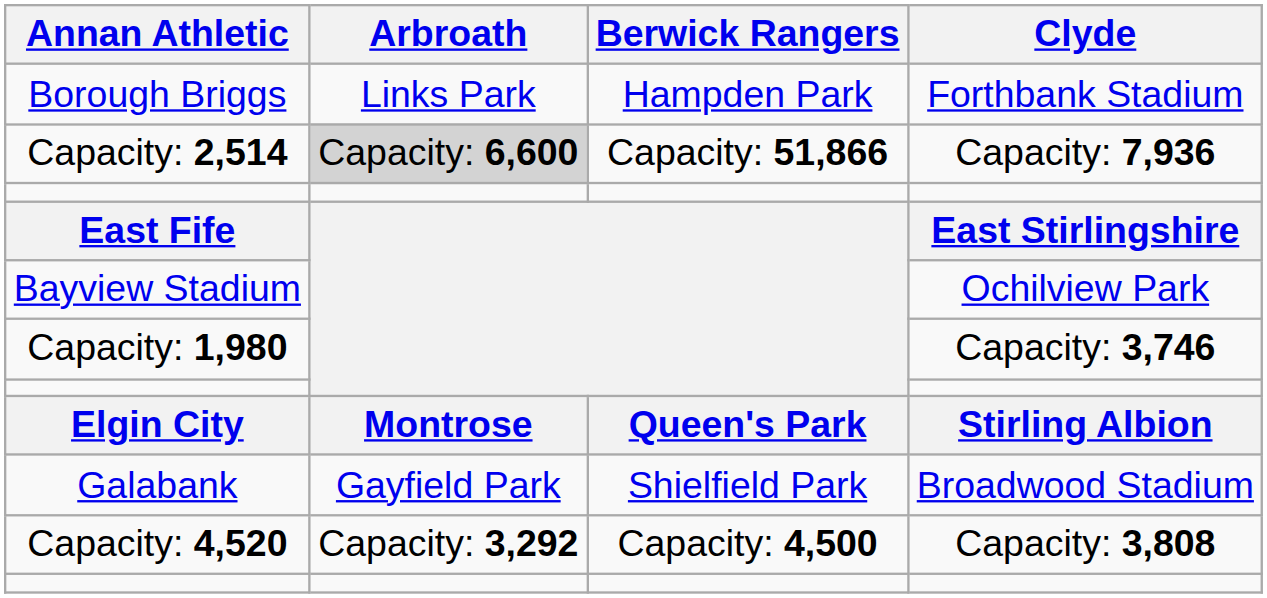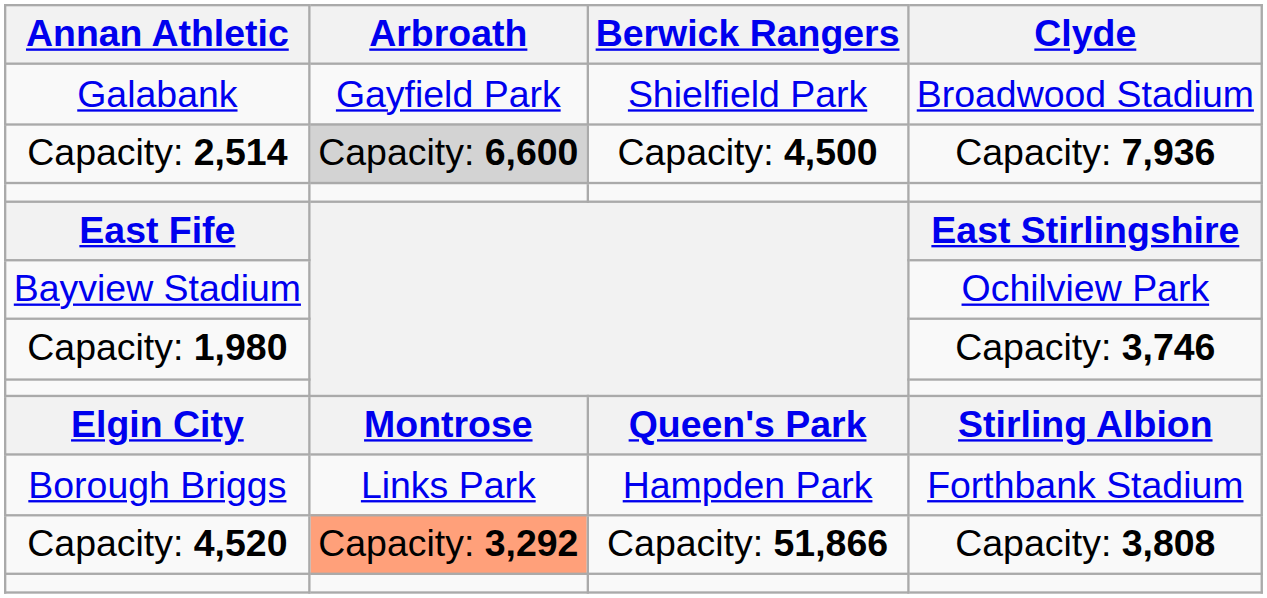rows swapped: (157, 484) <-> (157, 93)
(748, 152) Capacity: 51,866 -> (748, 152) Capacity: 4,500
(448, 543) no background -> (448, 543) lightsalmon background
(748, 543) Capacity: 4,500 -> (748, 543) Capacity: 51,866
